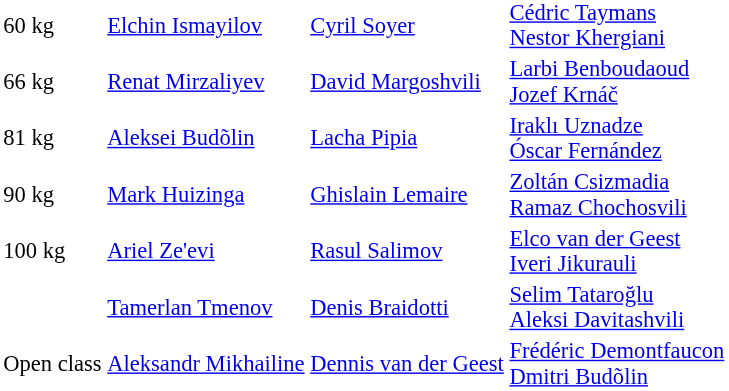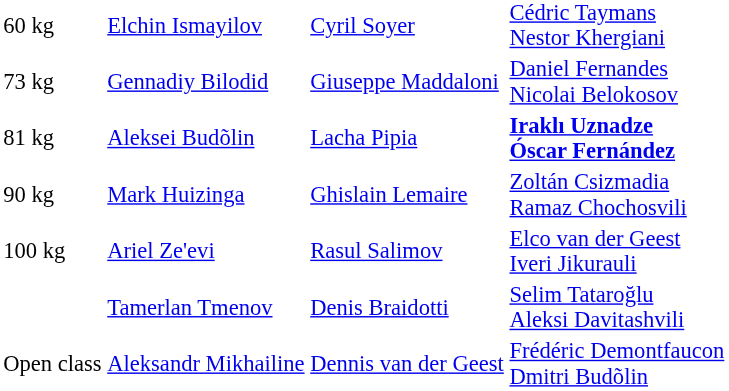- row: (29, 81)
+ row: (29, 81)
(586, 138) normal -> (592, 138) bold
